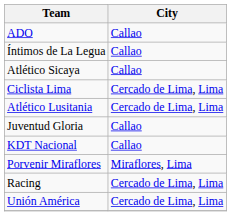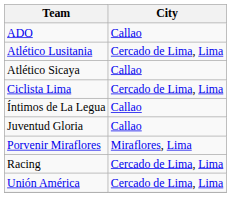rows swapped: (50, 107) <-> (56, 51)
- row: (42, 145)
